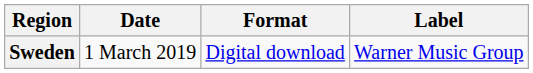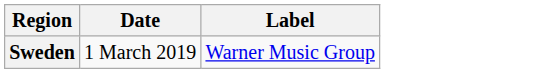- column: (275, 20)
